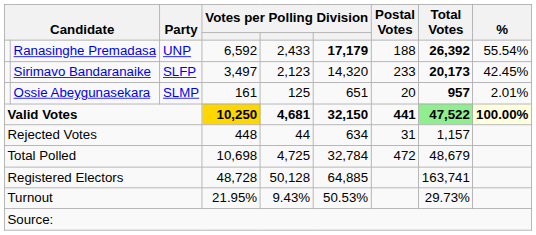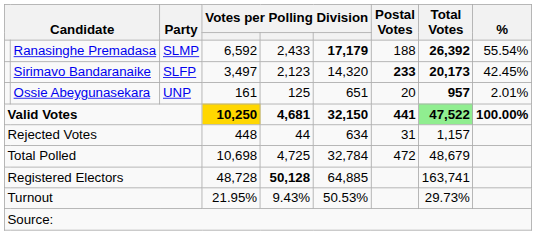(177, 51) UNP -> (181, 51) SLMP
(405, 72) normal -> (405, 72) bold
(181, 93) SLMP -> (177, 93) UNP
(502, 114) lightyellow background -> (502, 114) no background
(290, 177) normal -> (290, 177) bold
